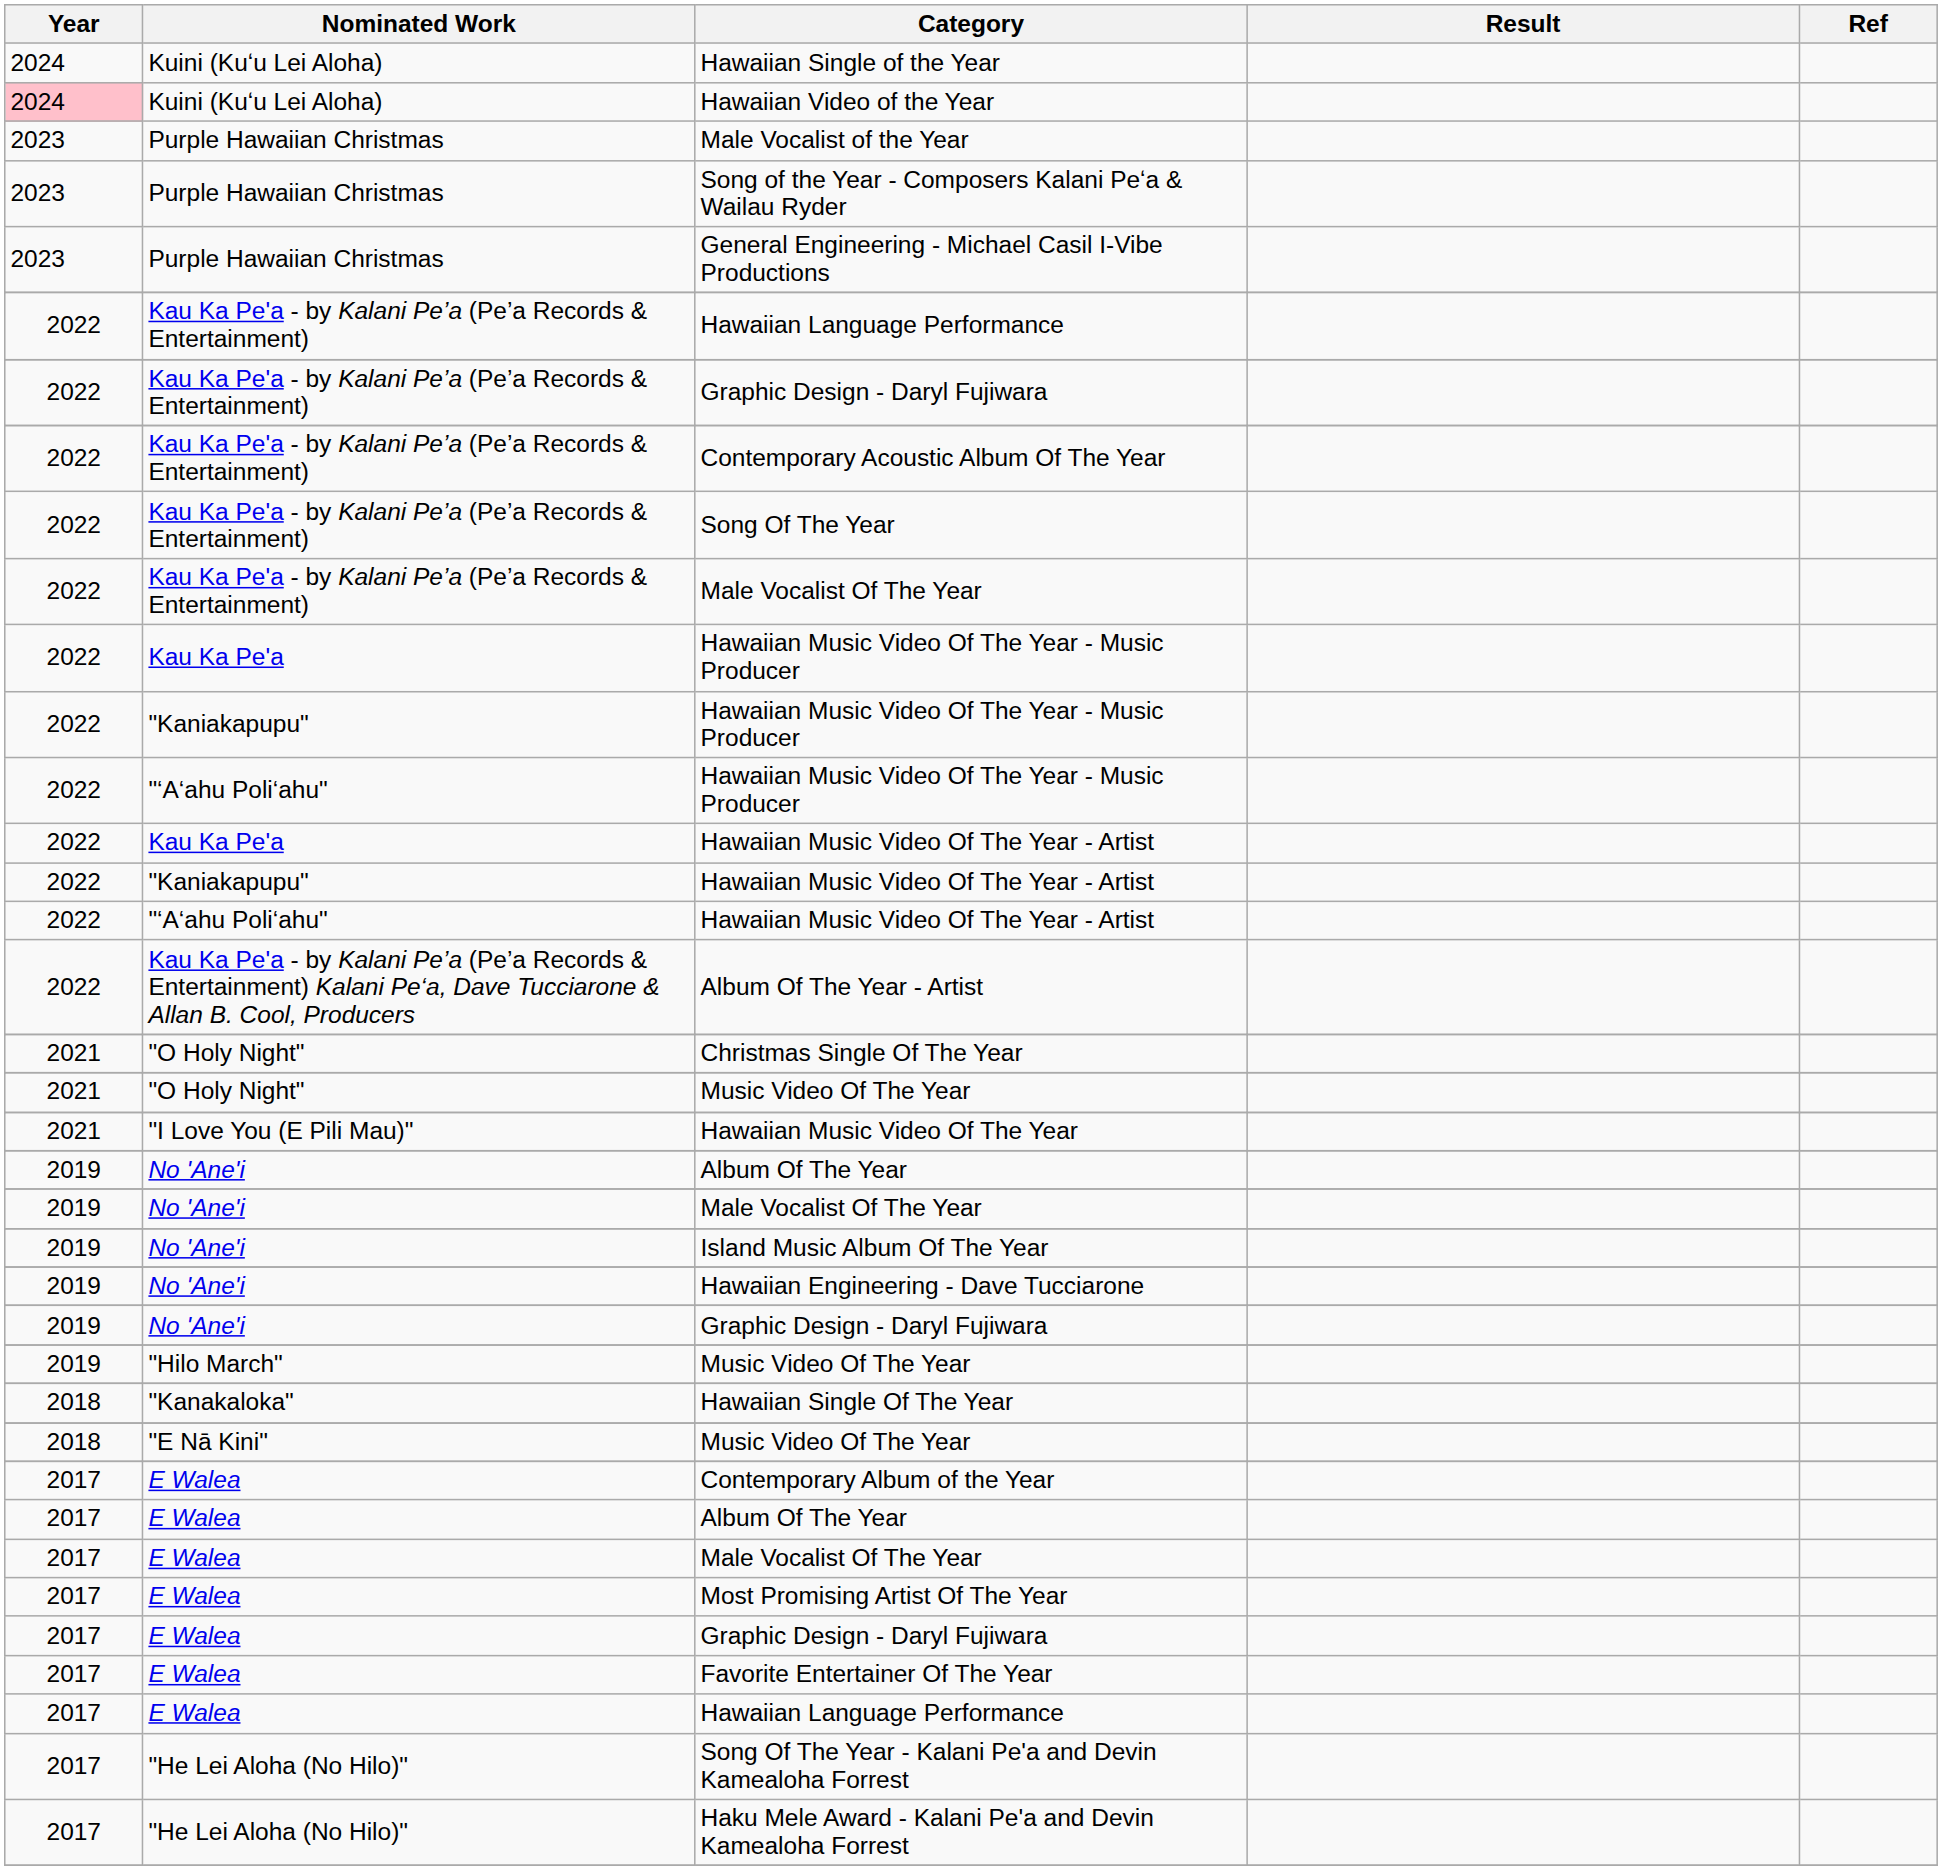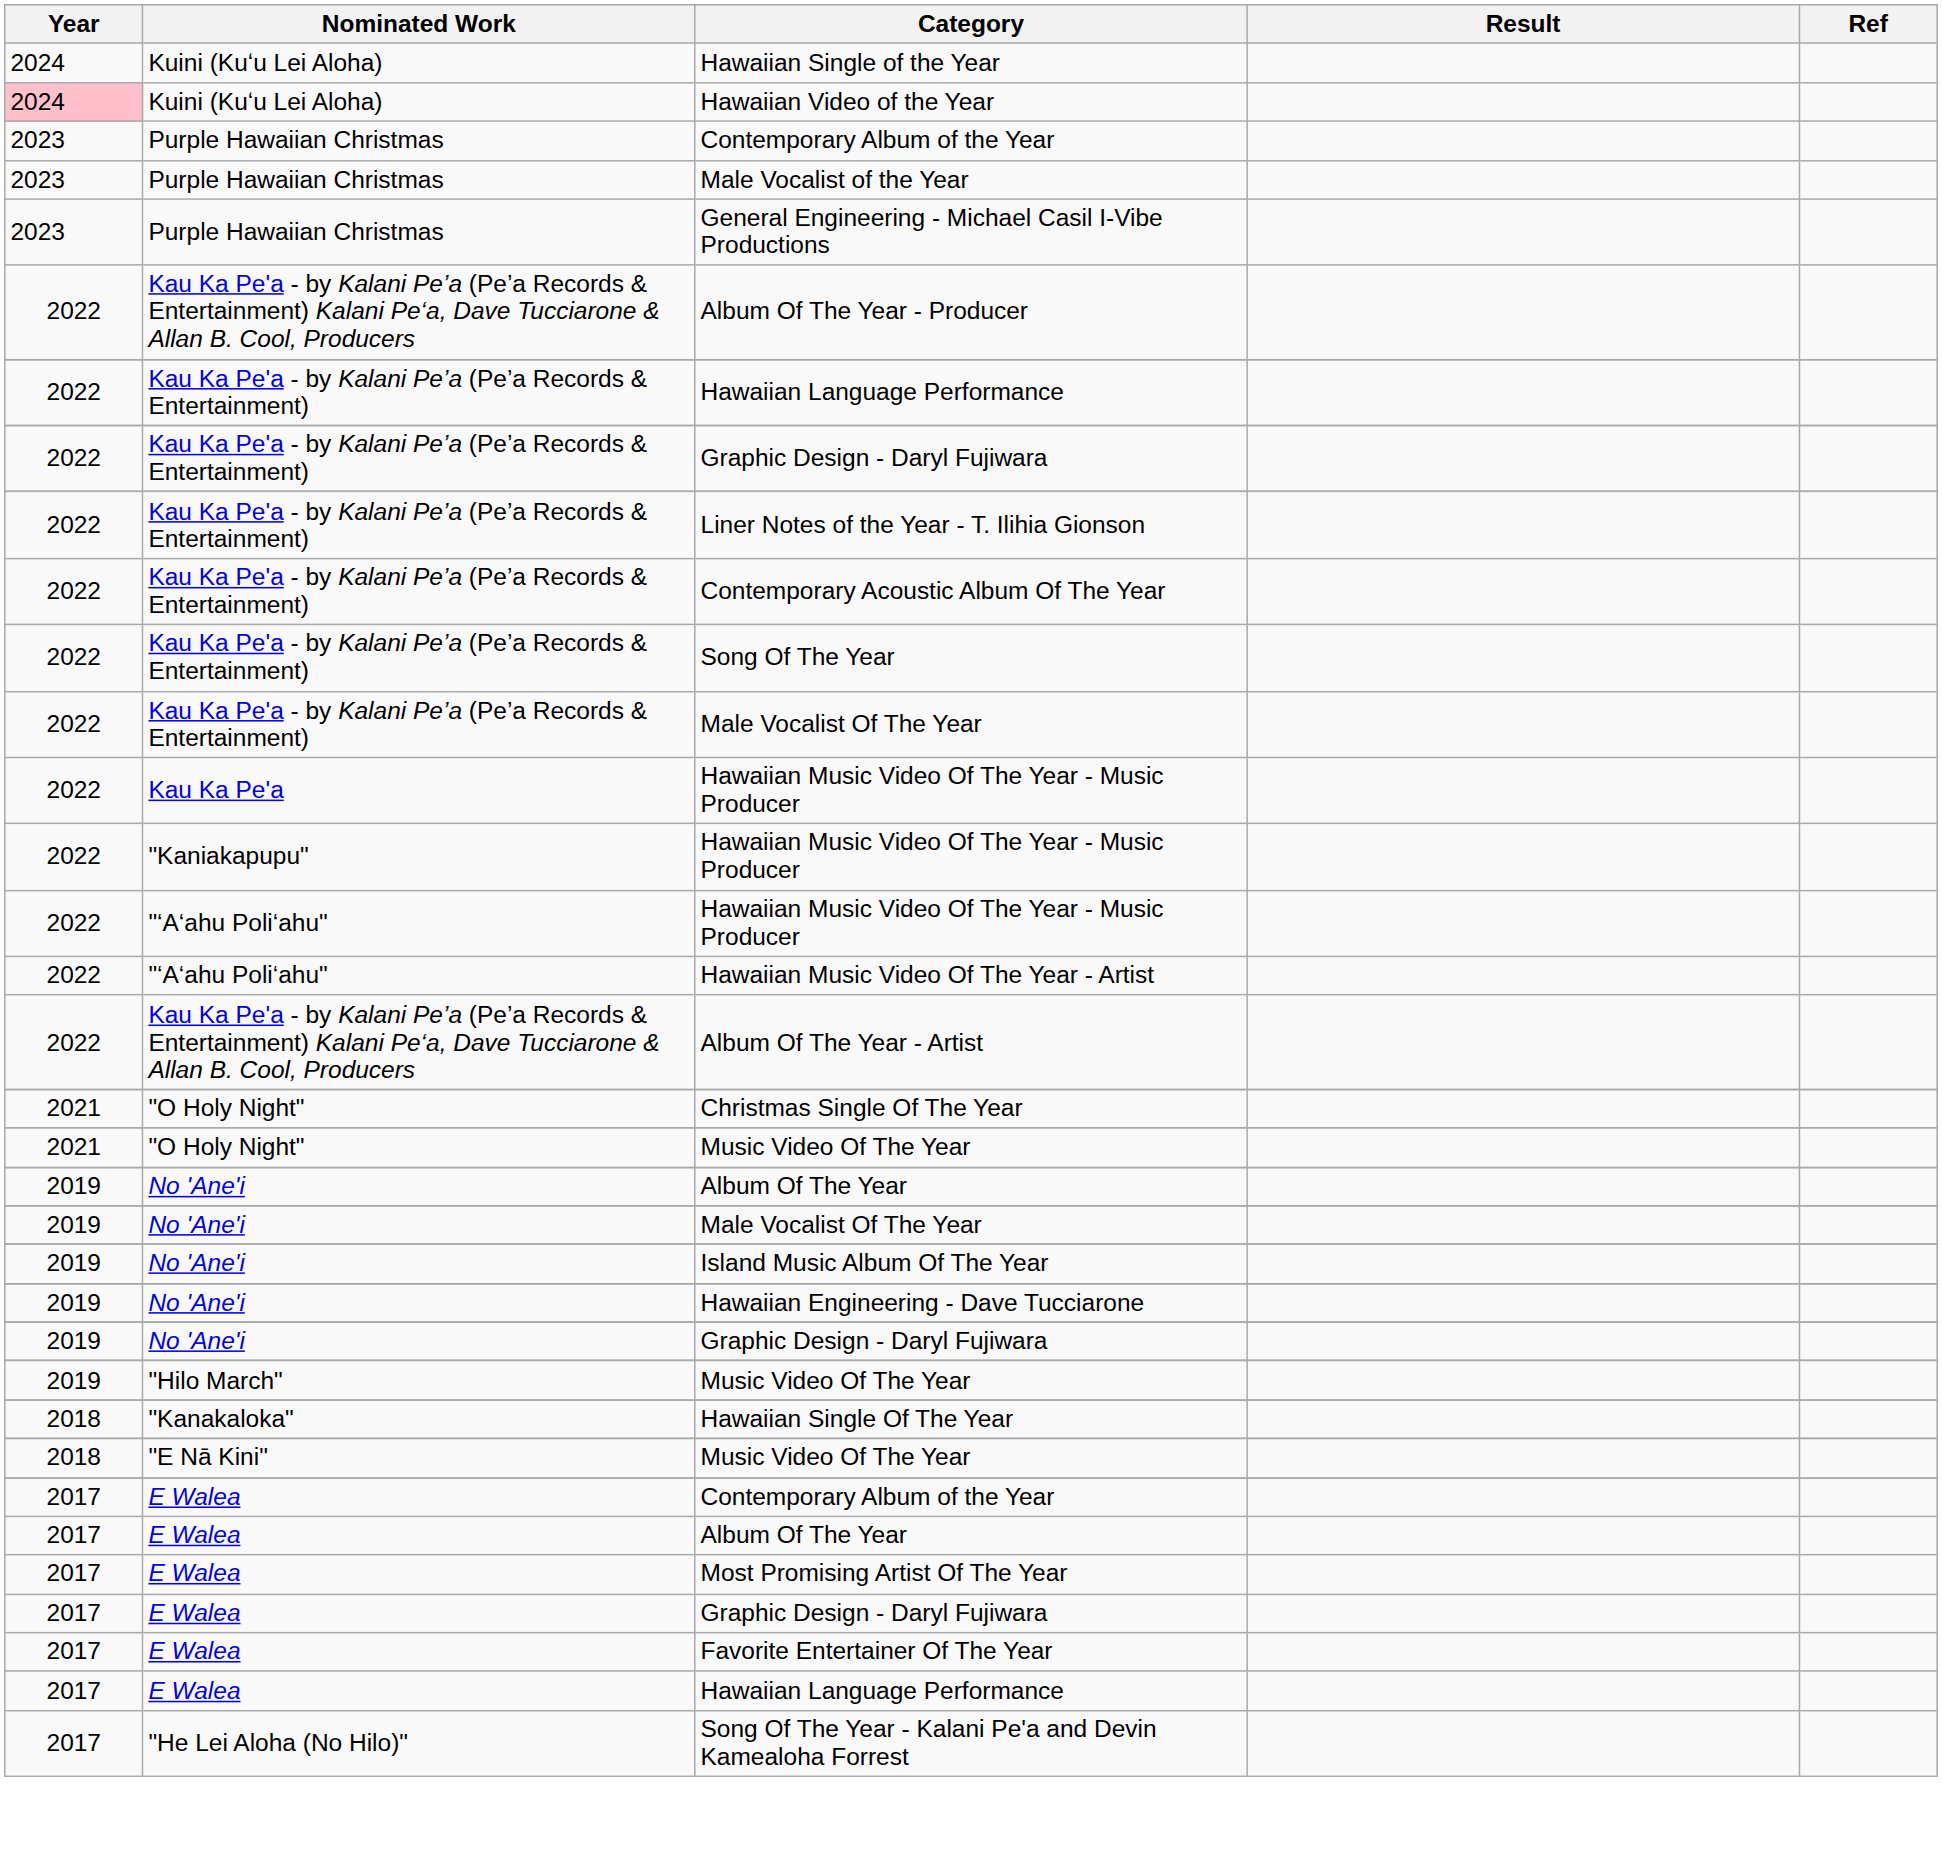+ row: (296, 140)
- row: (296, 192)
+ row: (404, 311)
+ row: (398, 524)
- row: (216, 842)
- row: (229, 881)
- row: (281, 1130)
- row: (194, 1557)
- row: (278, 1832)
